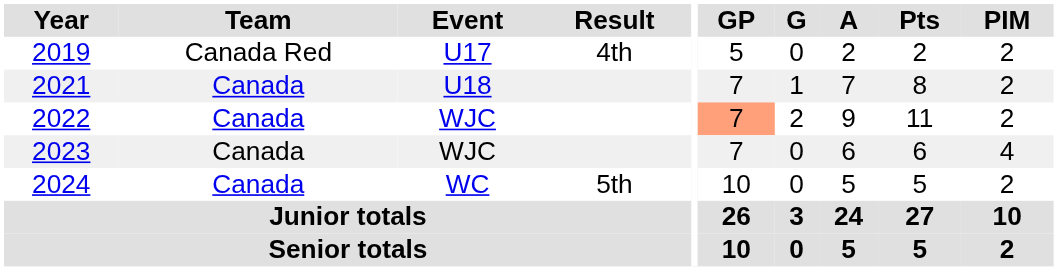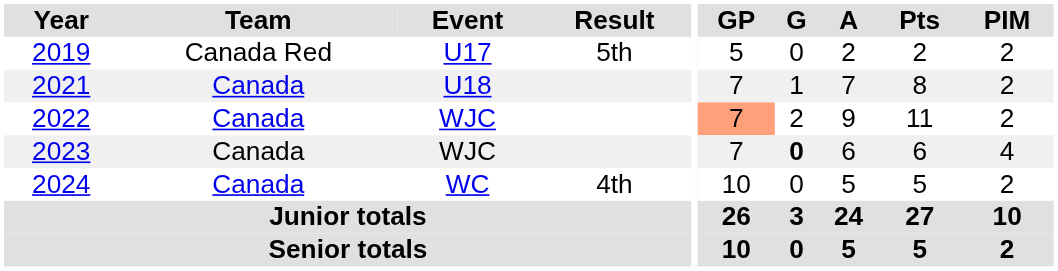(614, 52) 4th -> (614, 52) 5th
(796, 151) normal -> (796, 151) bold
(614, 184) 5th -> (614, 184) 4th
